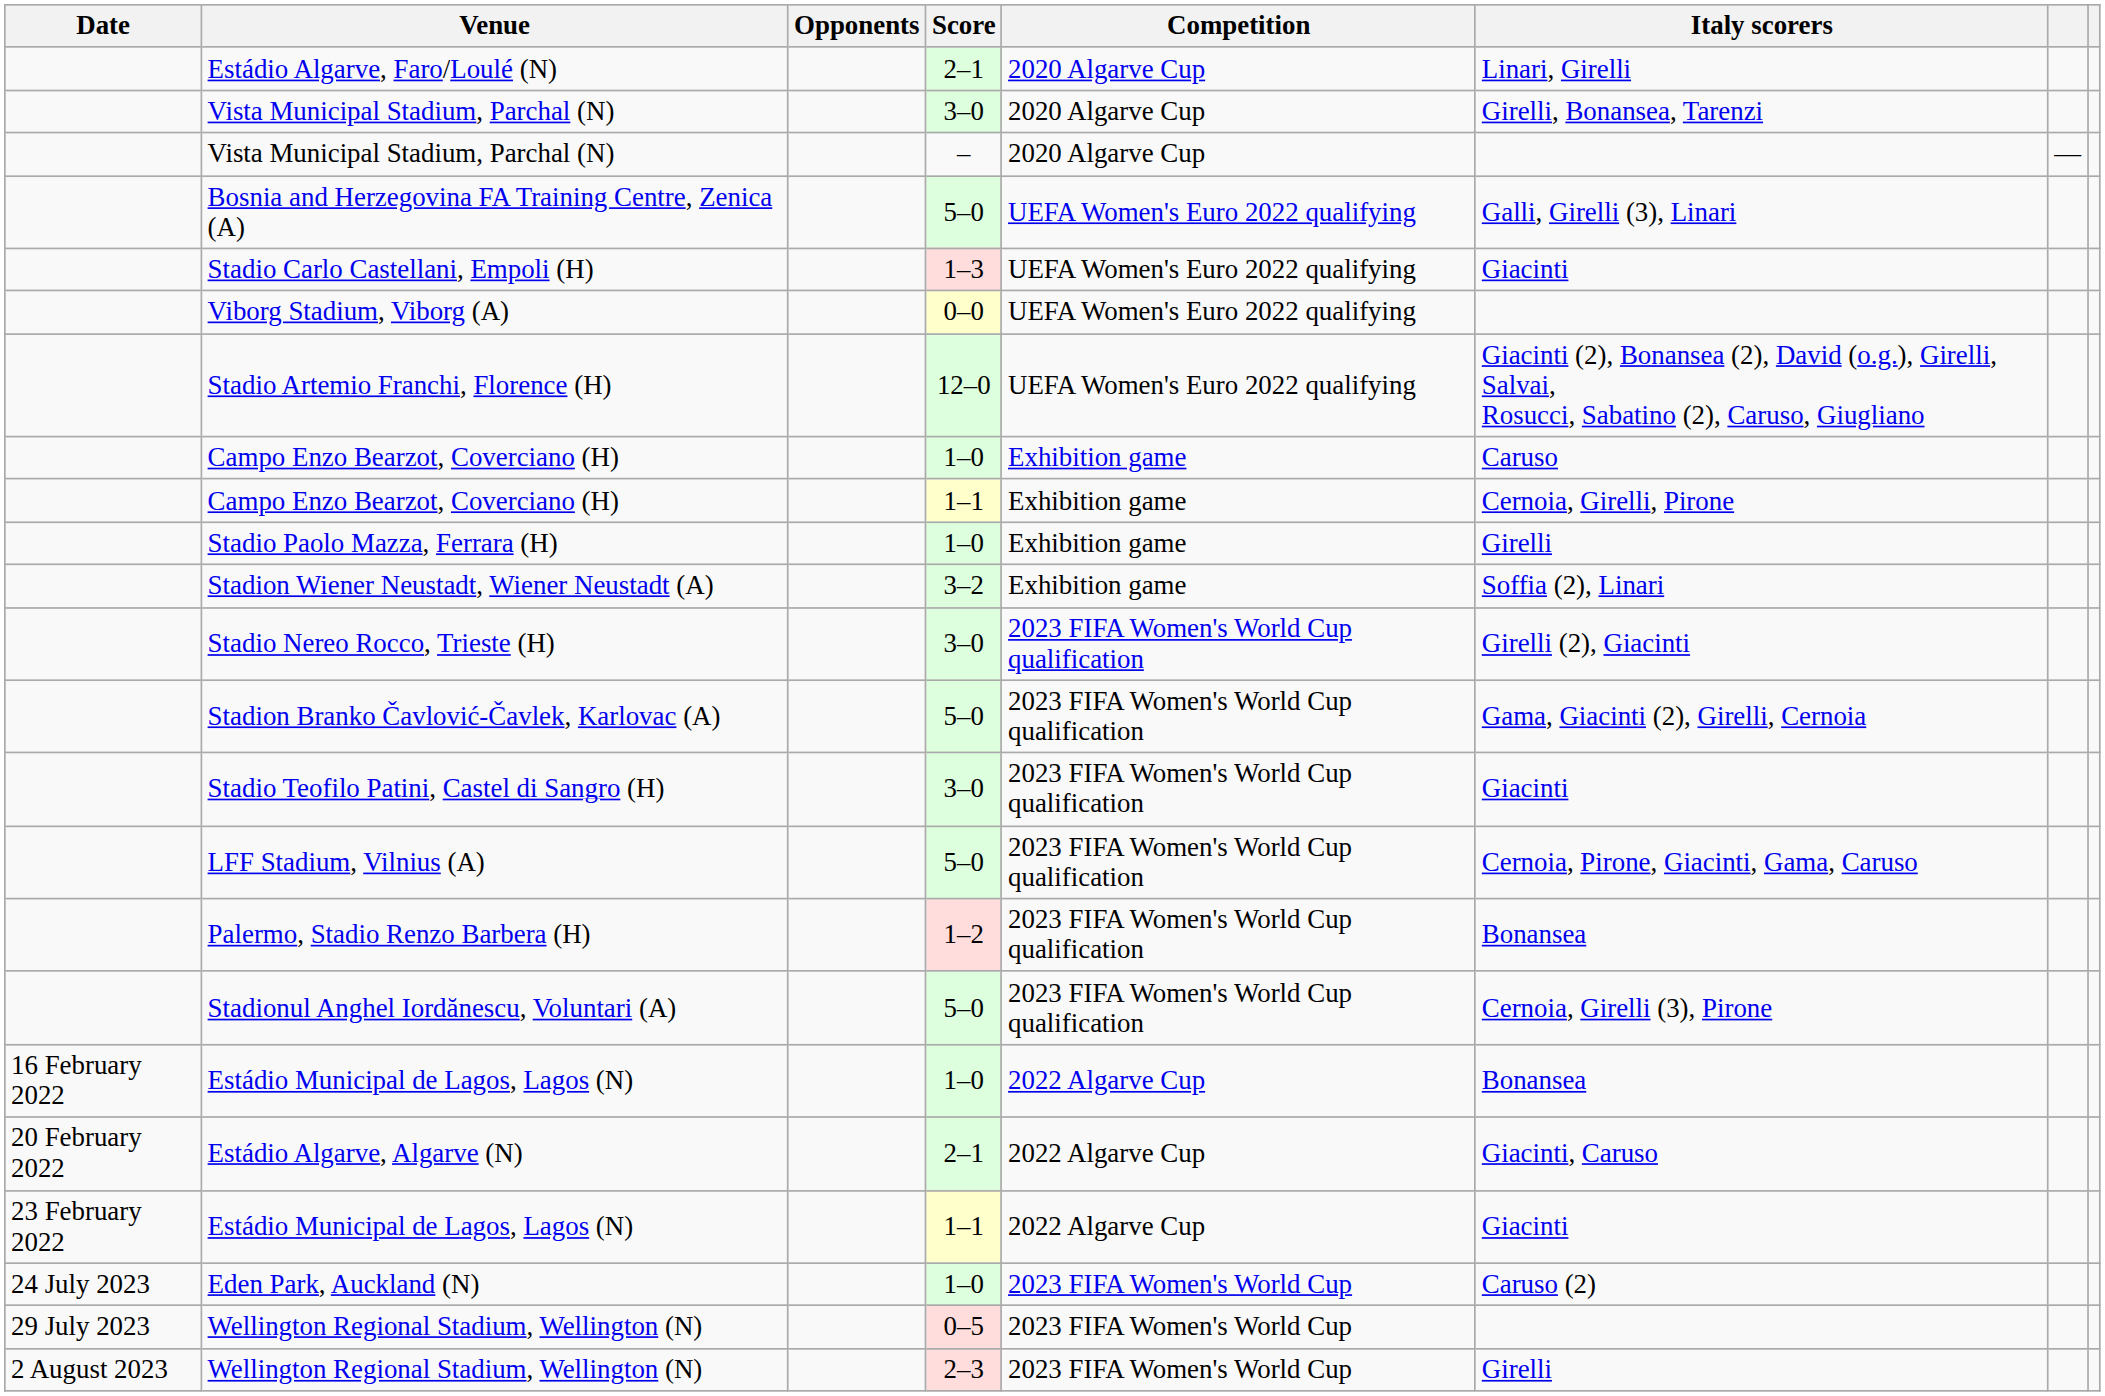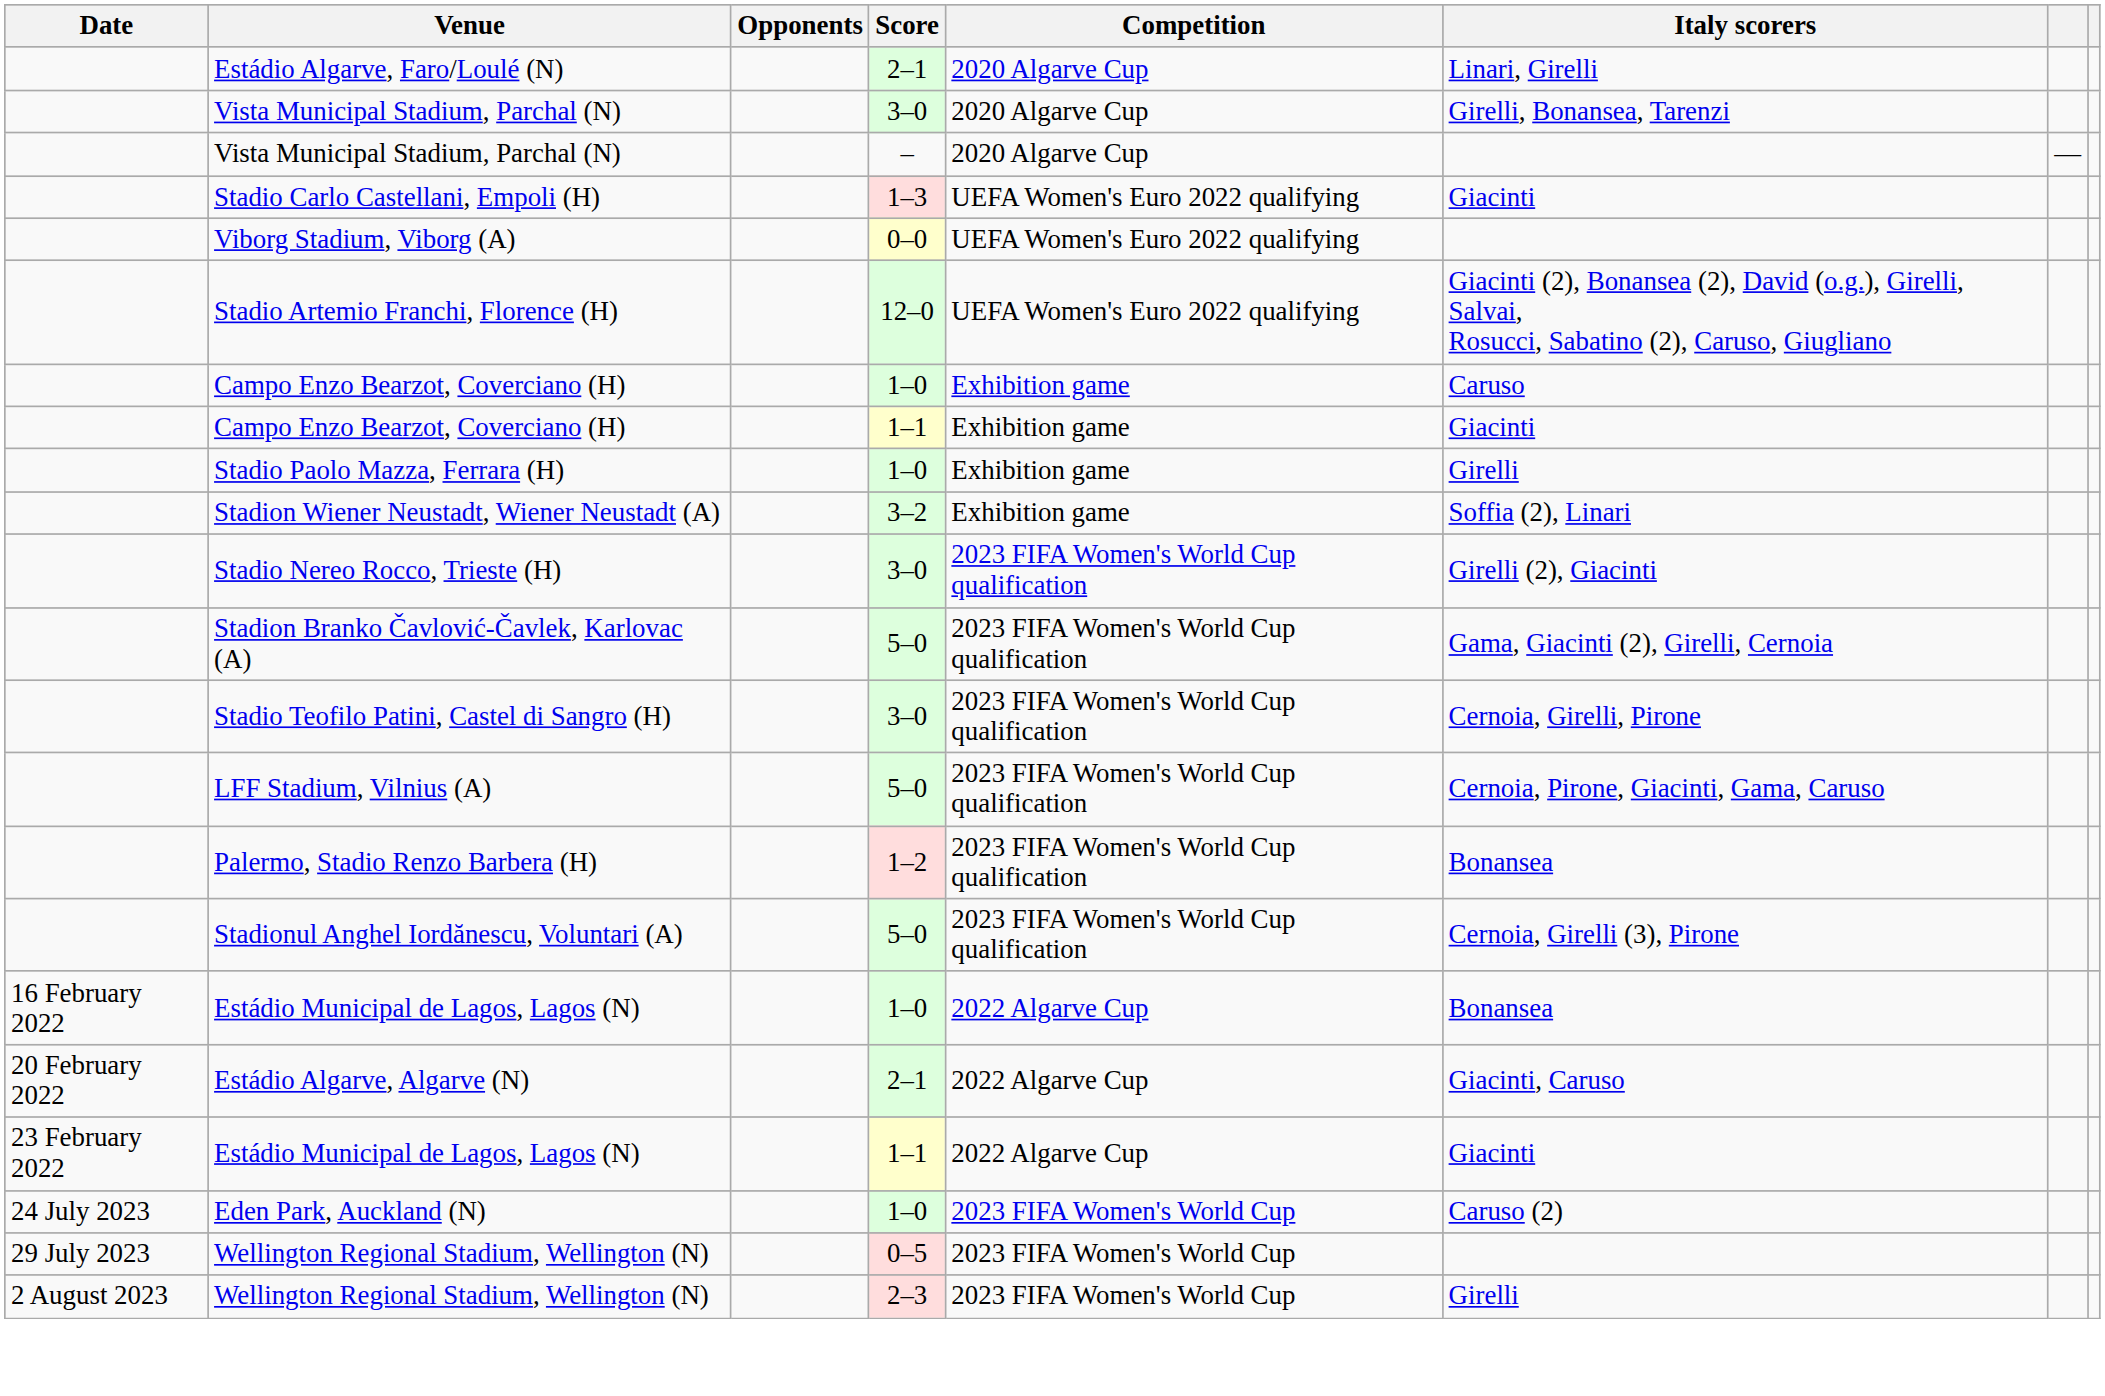- row: (490, 211)
(1608, 500) Cernoia, Girelli, Pirone -> (1492, 427) Giacinti
(1525, 788) Giacinti -> (1575, 716) Cernoia, Girelli, Pirone
